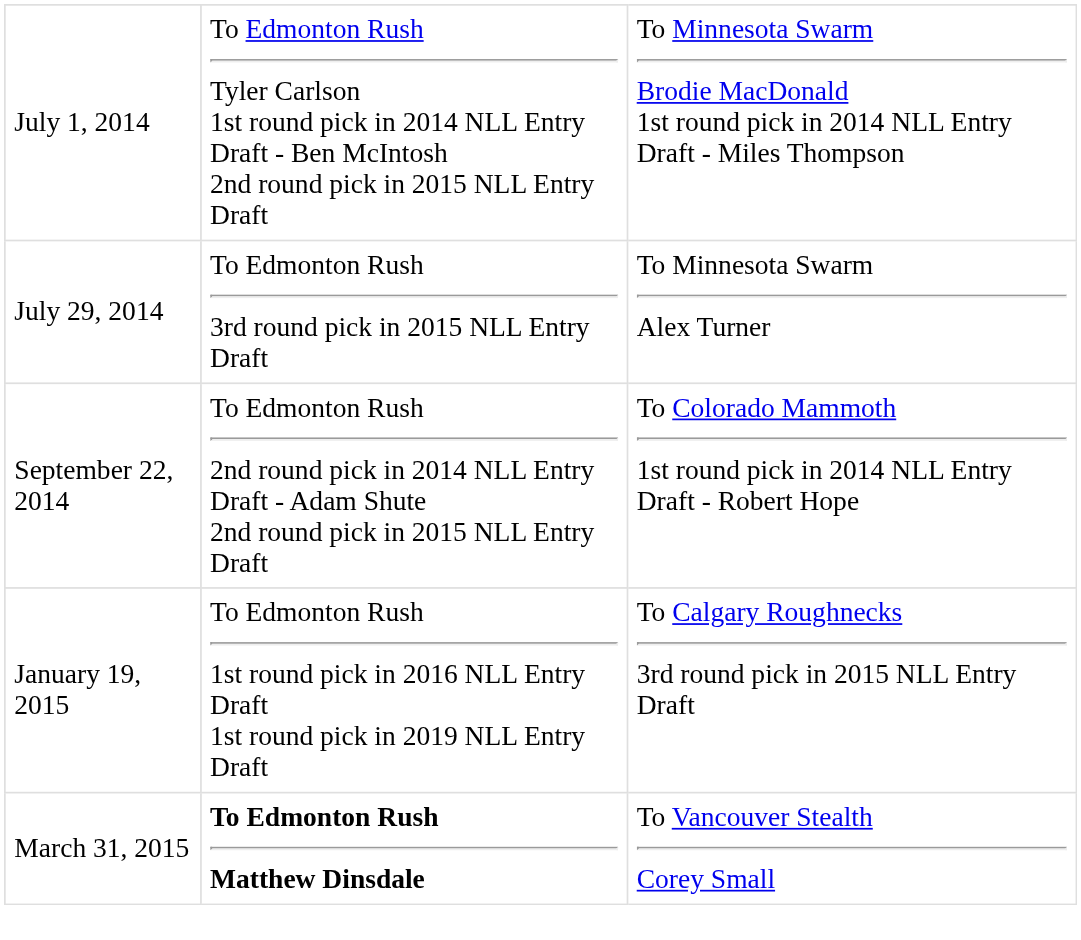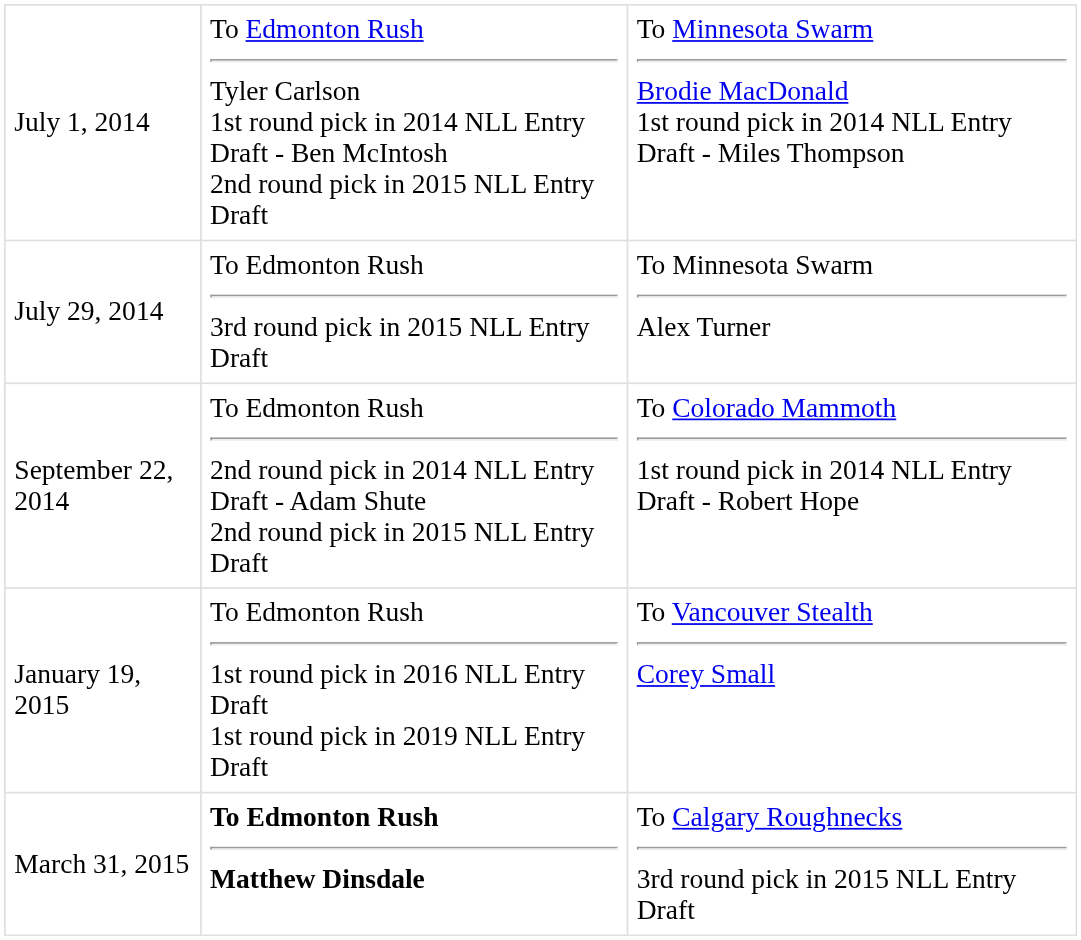(852, 658) To Calgary Roughnecks 3rd round pick in 2015 NLL Entry Draft -> (852, 643) To Vancouver Stealth Corey Small
(852, 848) To Vancouver Stealth Corey Small -> (852, 863) To Calgary Roughnecks 3rd round pick in 2015 NLL Entry Draft
